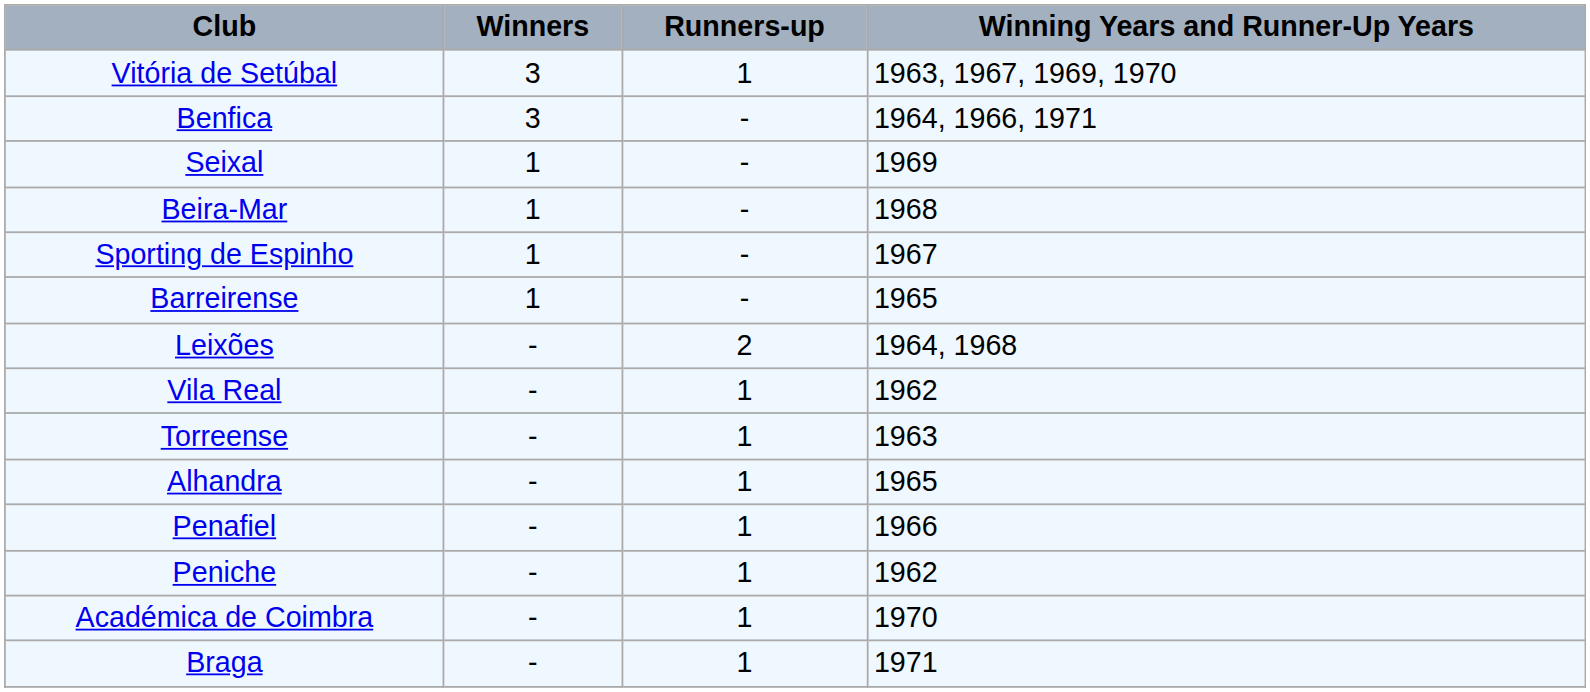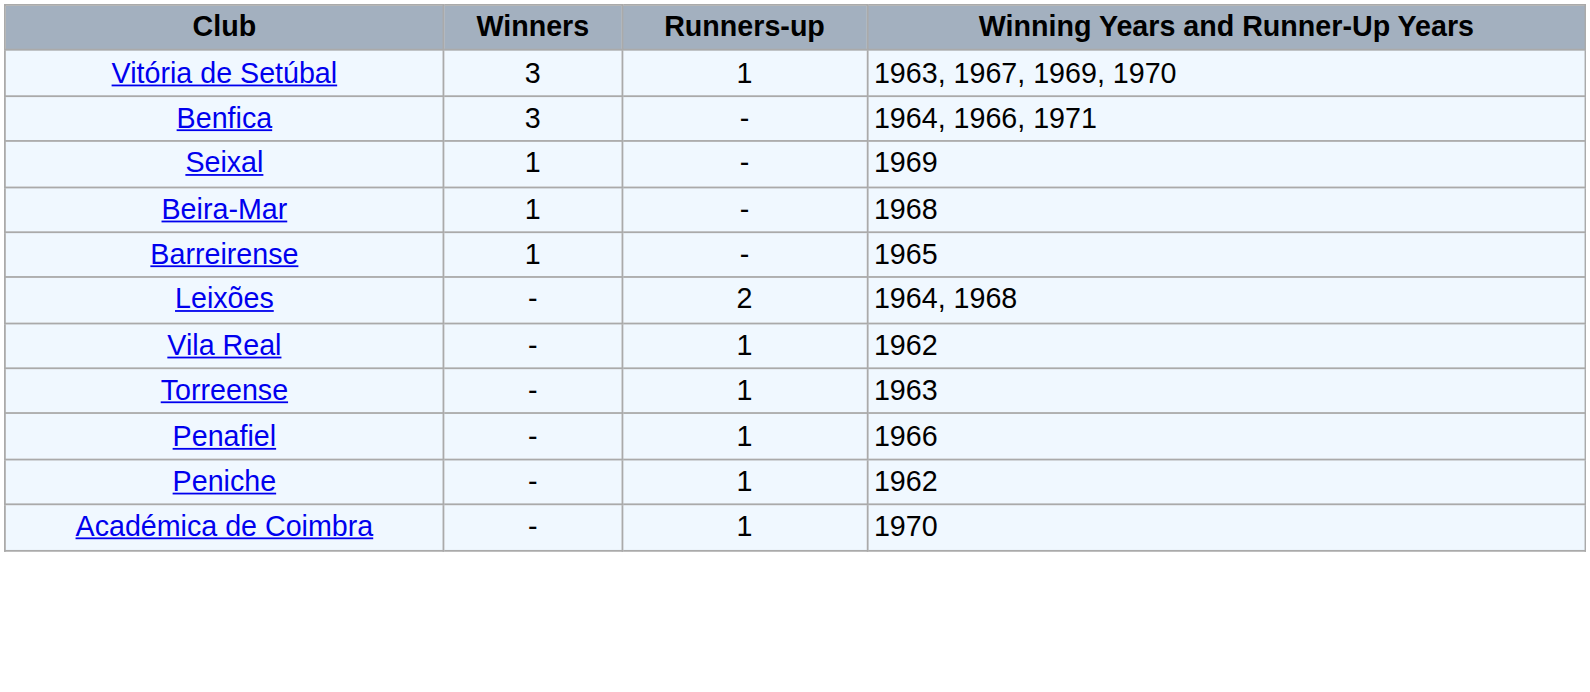- row: (224, 254)
- row: (224, 481)
- row: (224, 663)
